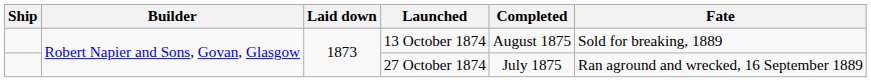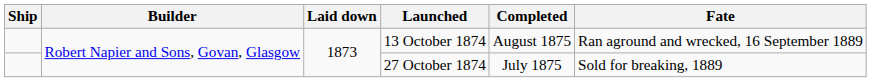(650, 40) Sold for breaking, 1889 -> (720, 40) Ran aground and wrecked, 16 September 1889
(720, 64) Ran aground and wrecked, 16 September 1889 -> (650, 64) Sold for breaking, 1889
